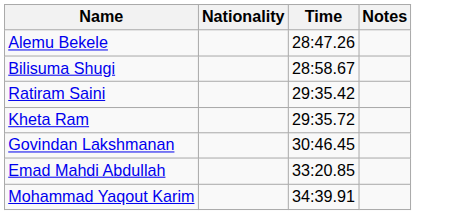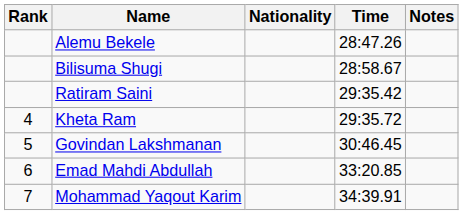+ column: (28, 17)
